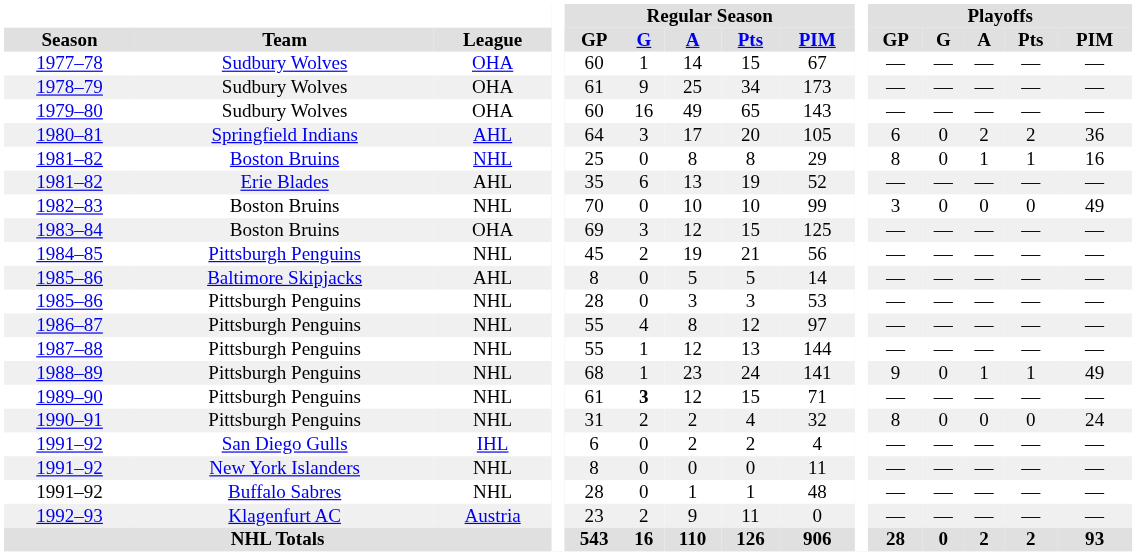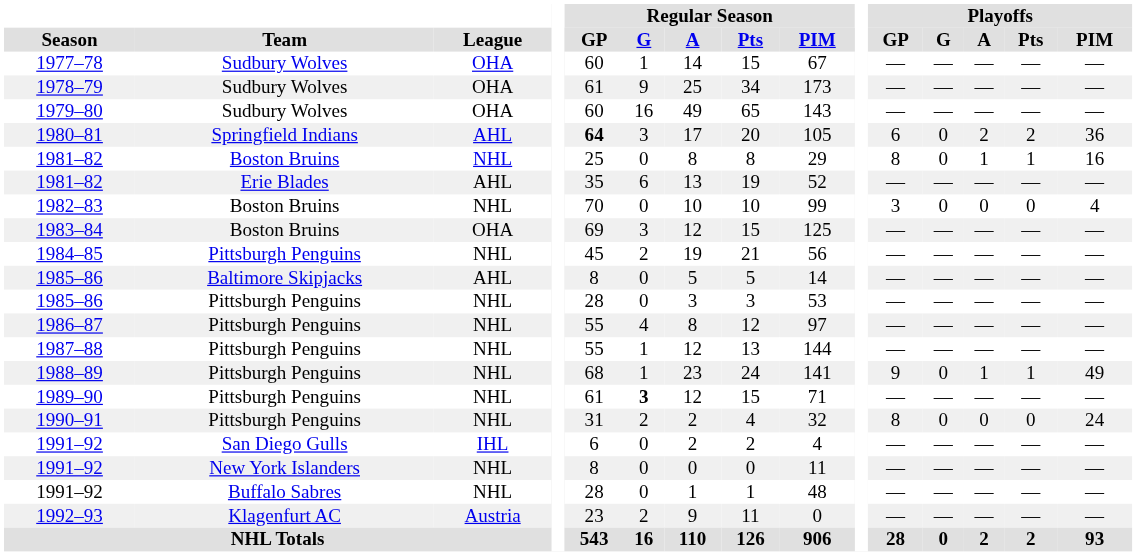(594, 134) normal -> (594, 134) bold
(1095, 206) 49 -> (1095, 206) 4
